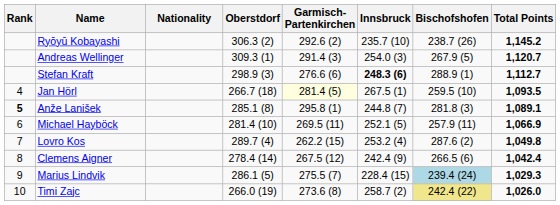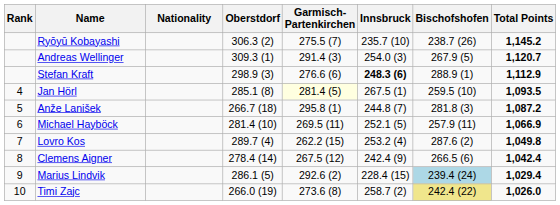(320, 41) 292.6 (2) -> (320, 41) 275.5 (7)
(523, 74) 1,112.7 -> (523, 74) 1,112.9
(253, 91) 266.7 (18) -> (253, 91) 285.1 (8)
(20, 108) bold -> (20, 108) normal
(253, 108) 285.1 (8) -> (253, 108) 266.7 (18)
(523, 108) 1,089.1 -> (523, 108) 1,087.2
(320, 175) 275.5 (7) -> (320, 175) 292.6 (2)
(523, 175) 1,029.3 -> (523, 175) 1,029.4
